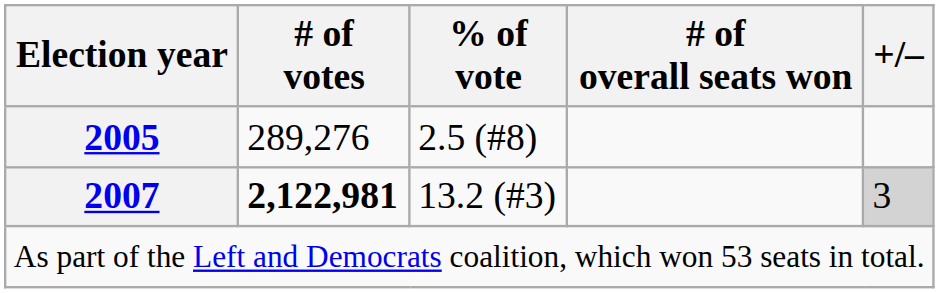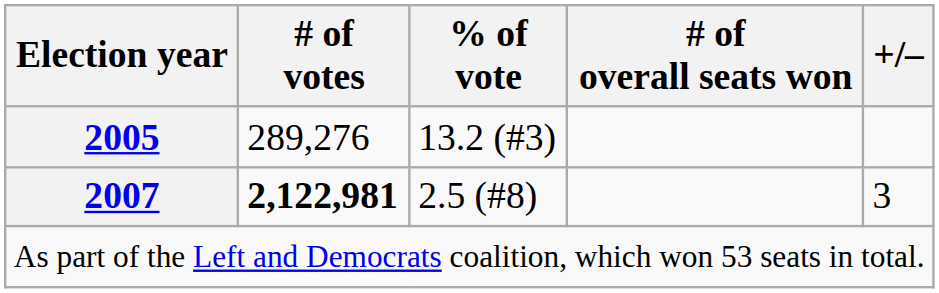(478, 136) 2.5 (#8) -> (487, 136) 13.2 (#3)
(487, 195) 13.2 (#3) -> (478, 195) 2.5 (#8)
(882, 195) lightgrey background -> (882, 195) no background
